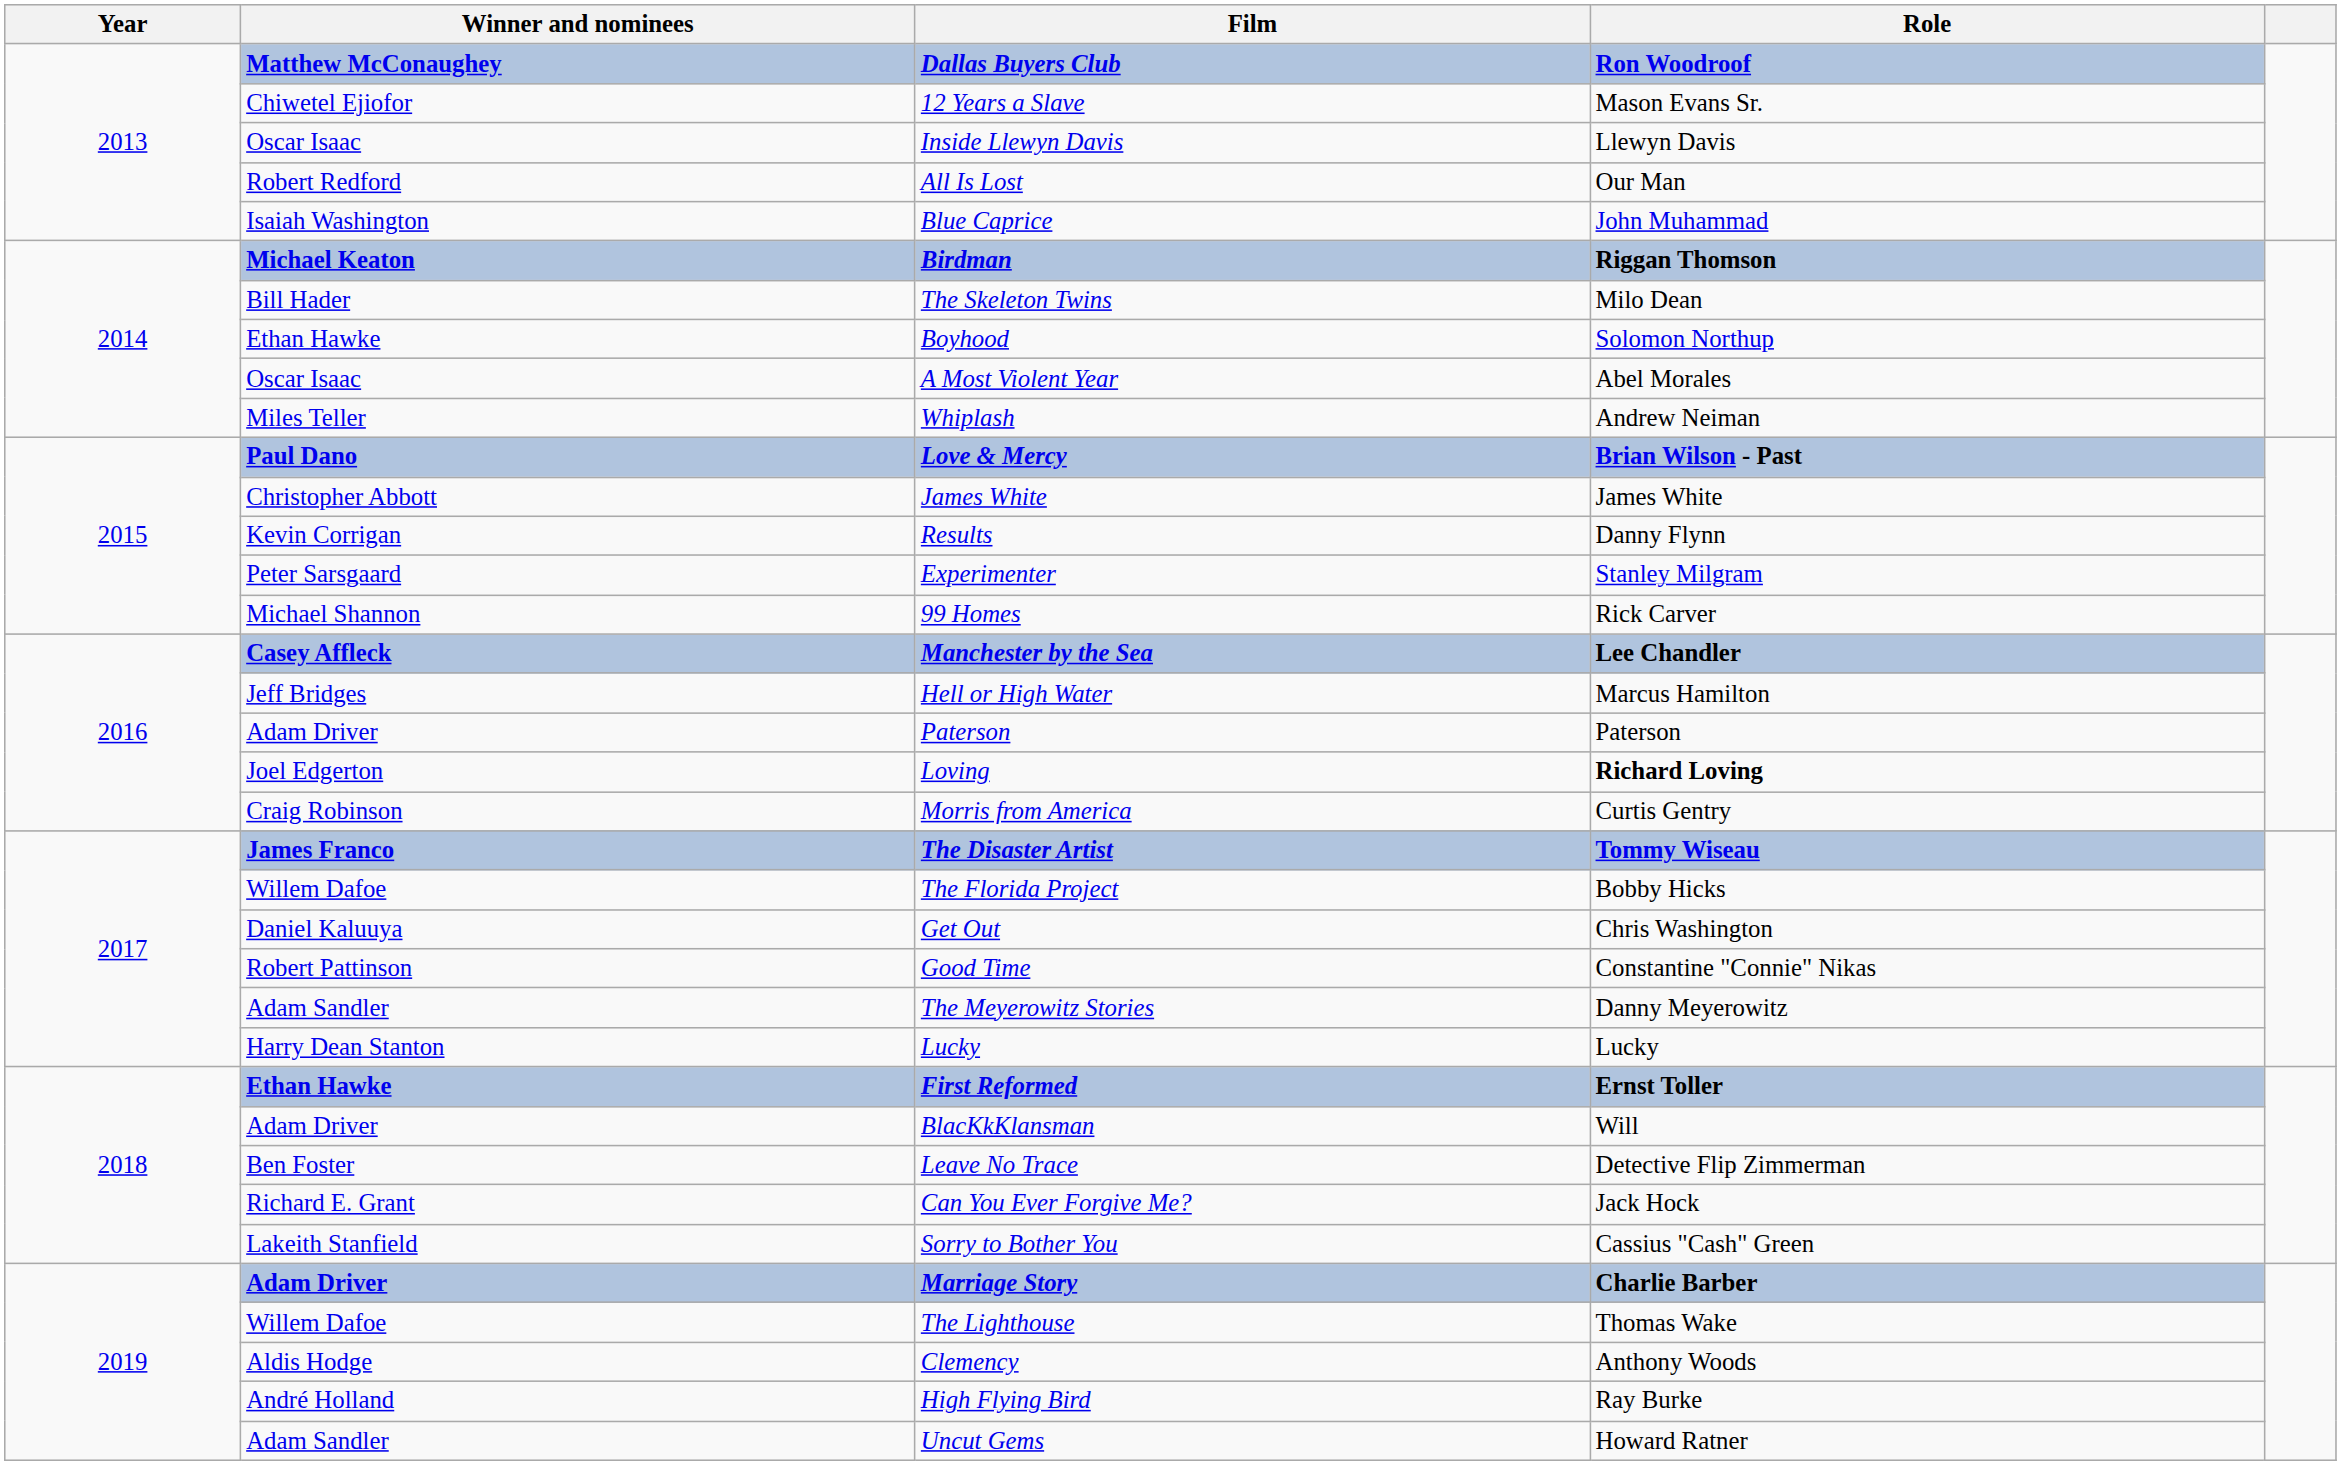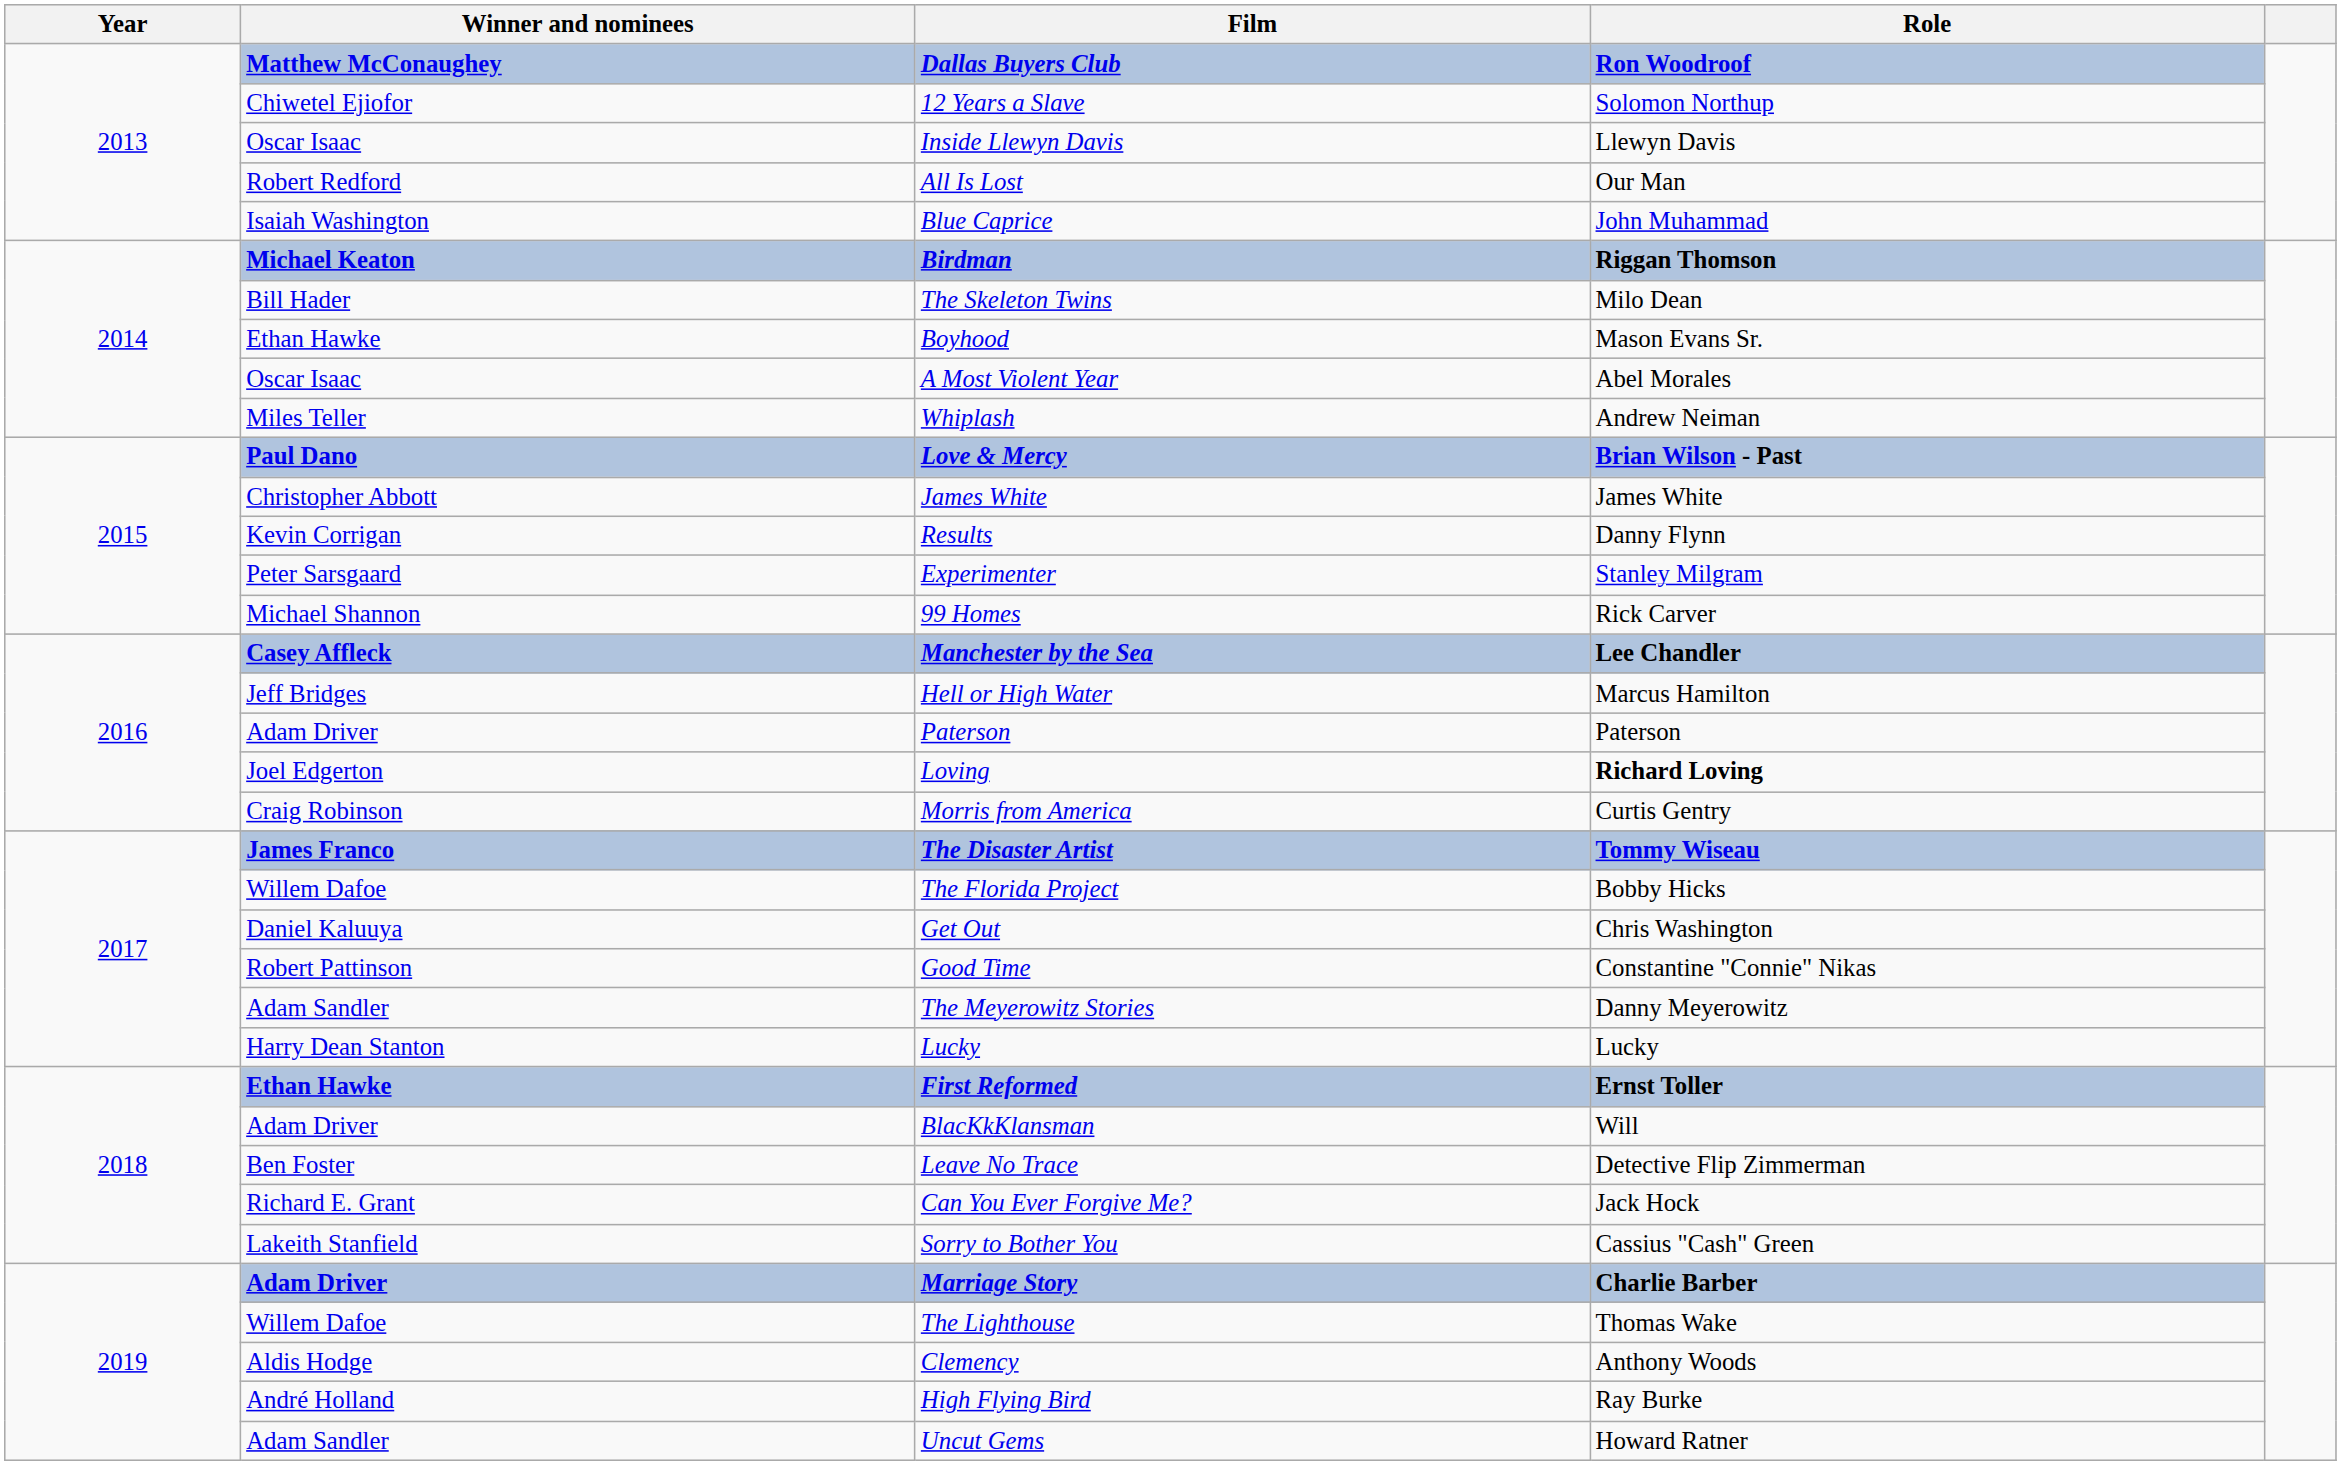(1679, 102) Mason Evans Sr. -> (1685, 102) Solomon Northup
(1685, 338) Solomon Northup -> (1679, 338) Mason Evans Sr.
